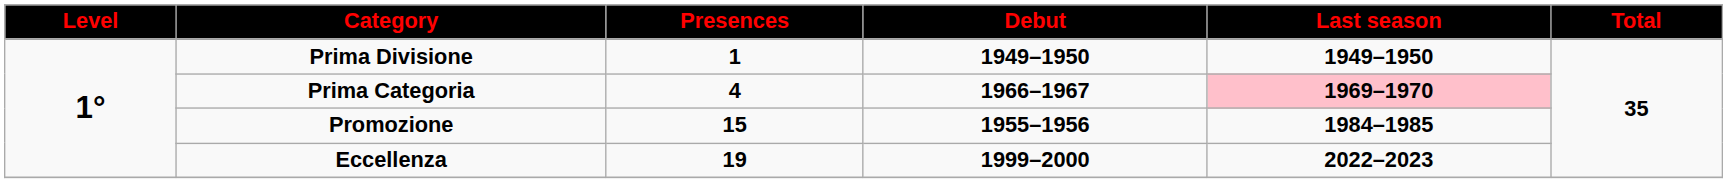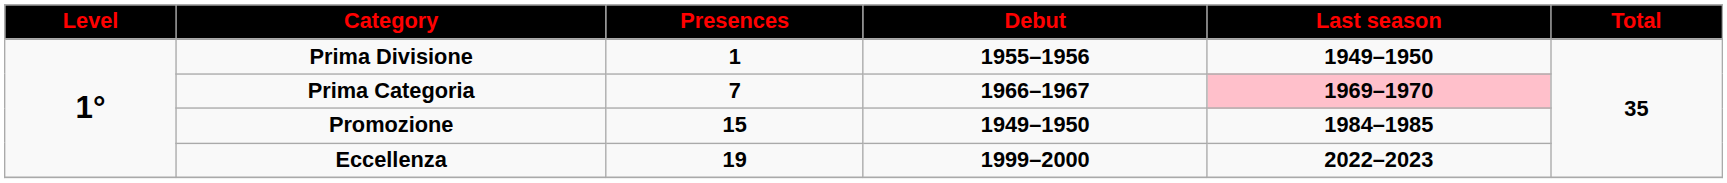(1035, 56) 1949–1950 -> (1035, 56) 1955–1956
(735, 90) 4 -> (735, 90) 7
(1035, 125) 1955–1956 -> (1035, 125) 1949–1950
